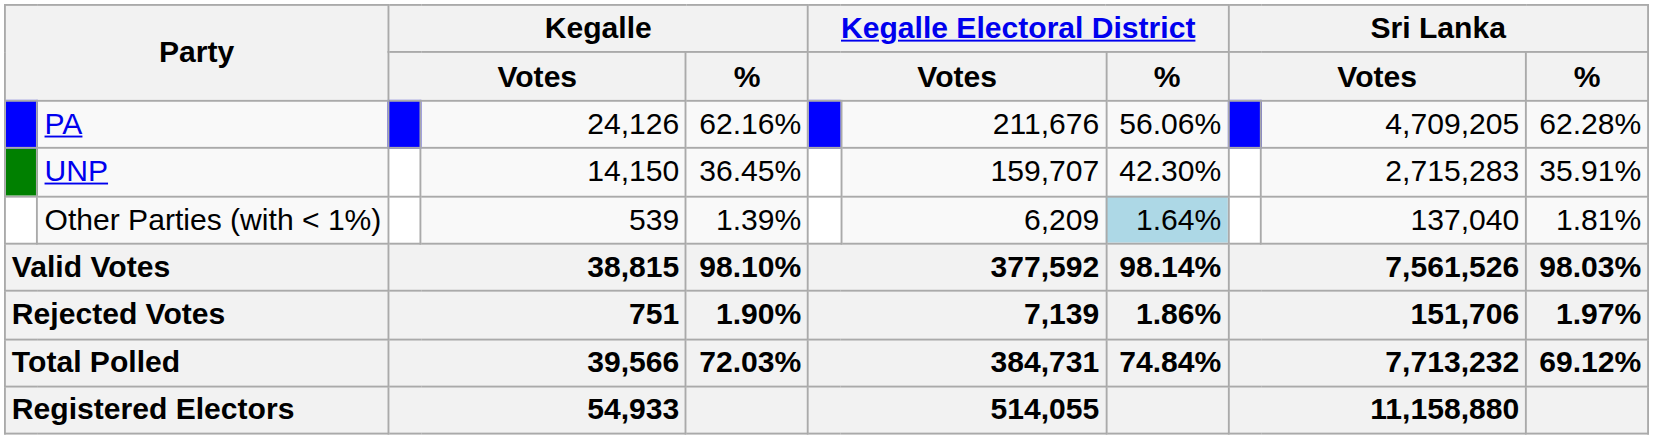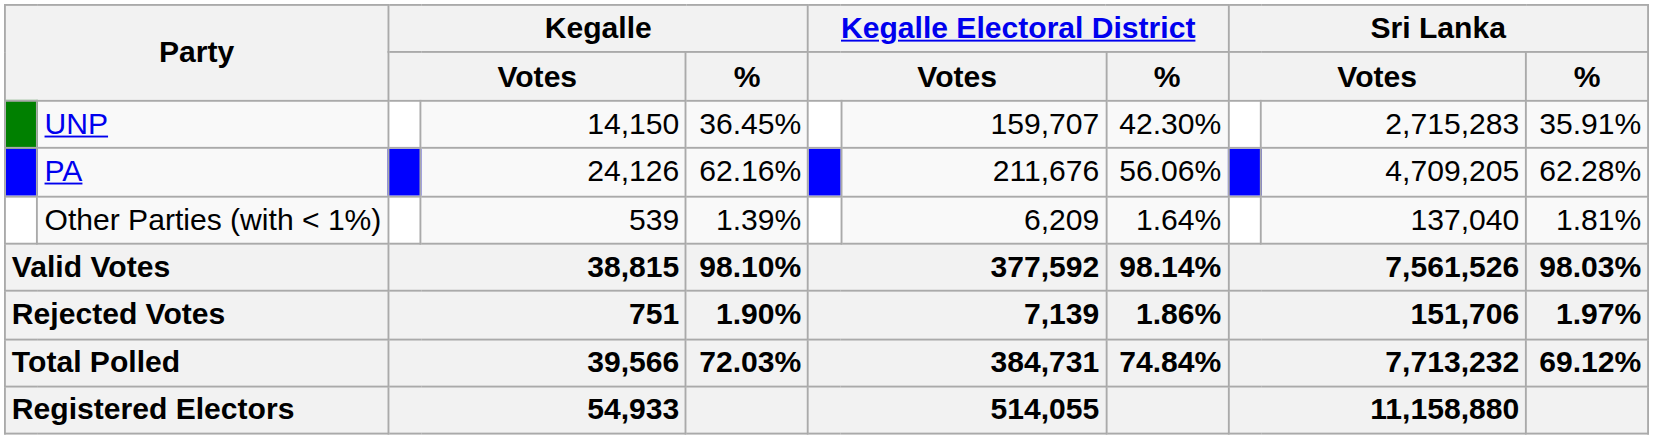rows swapped: (63, 123) <-> (76, 171)
(1179, 219) lightblue background -> (1179, 219) no background
